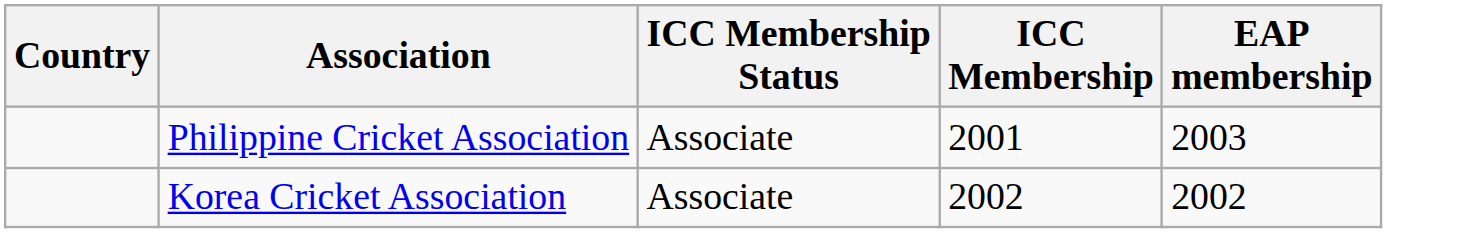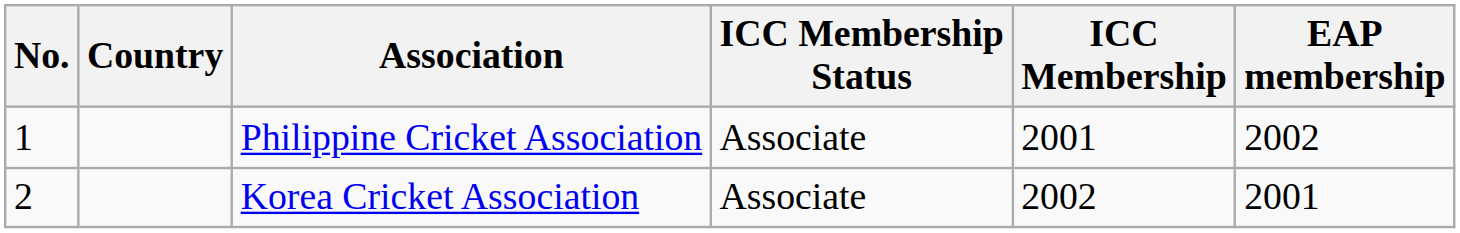+ column: (42, 55)
(1209, 136) 2003 -> (1282, 136) 2002
(1209, 196) 2002 -> (1282, 196) 2001
